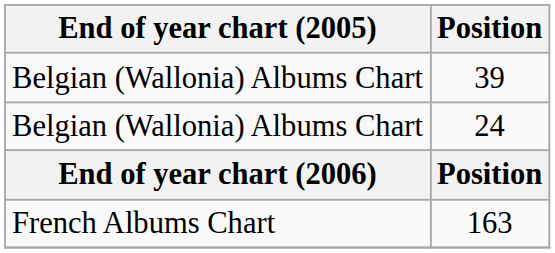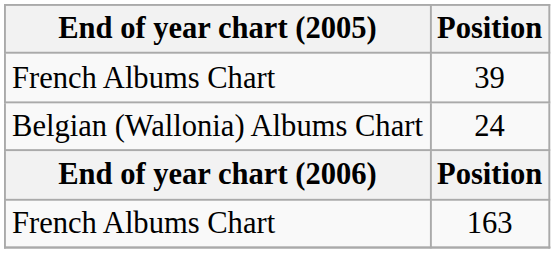(217, 77) Belgian (Wallonia) Albums Chart -> (144, 77) French Albums Chart
